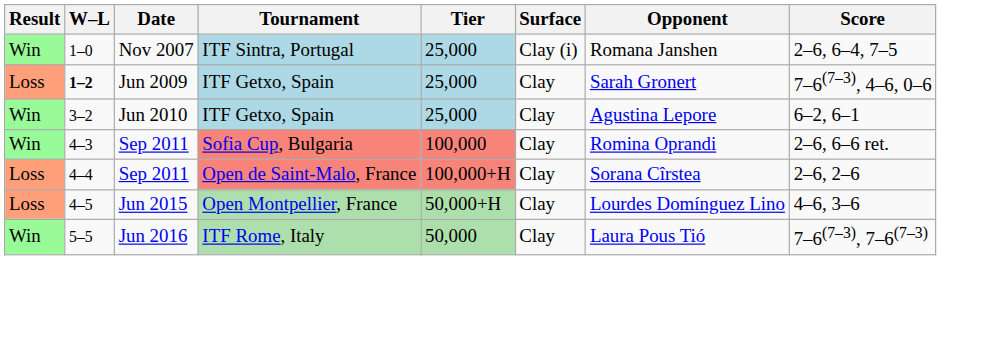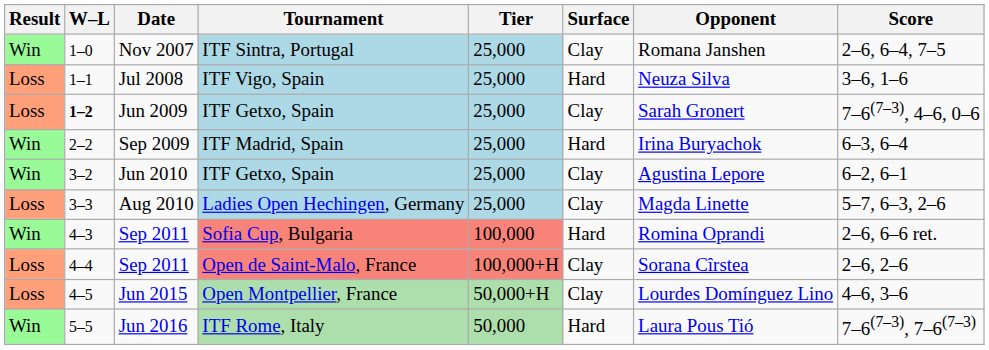(548, 49) Clay (i) -> (585, 49) Clay
+ row: (151, 79)
+ row: (154, 144)
+ row: (156, 204)
(537, 144) Clay -> (586, 234) Hard
(537, 236) Clay -> (586, 326) Hard
